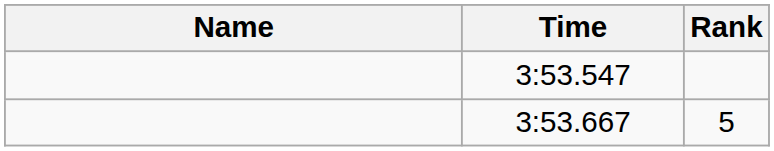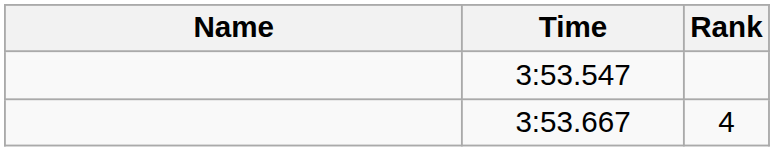(726, 121) 5 -> (726, 121) 4
